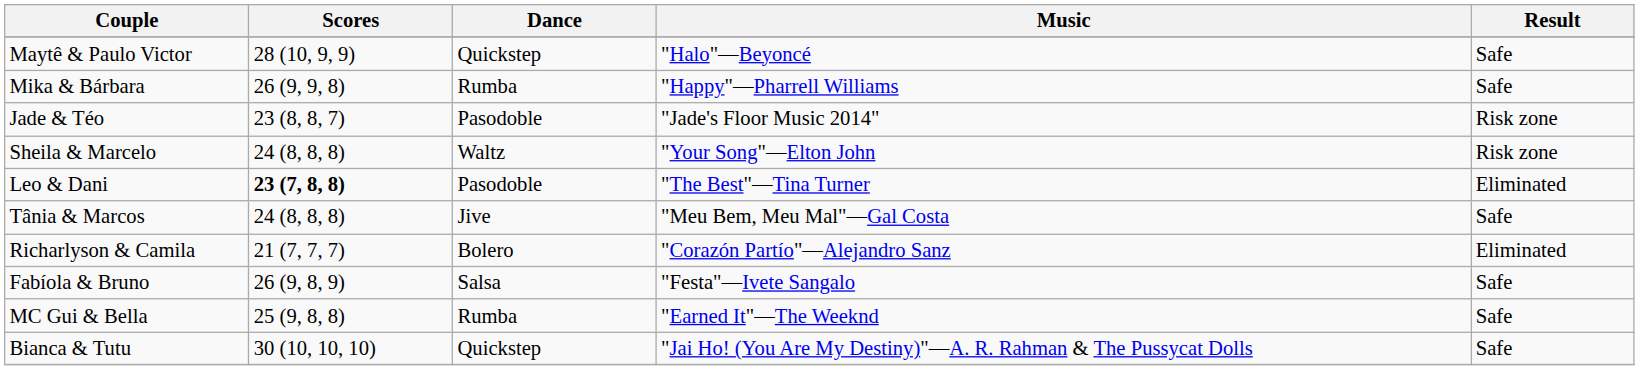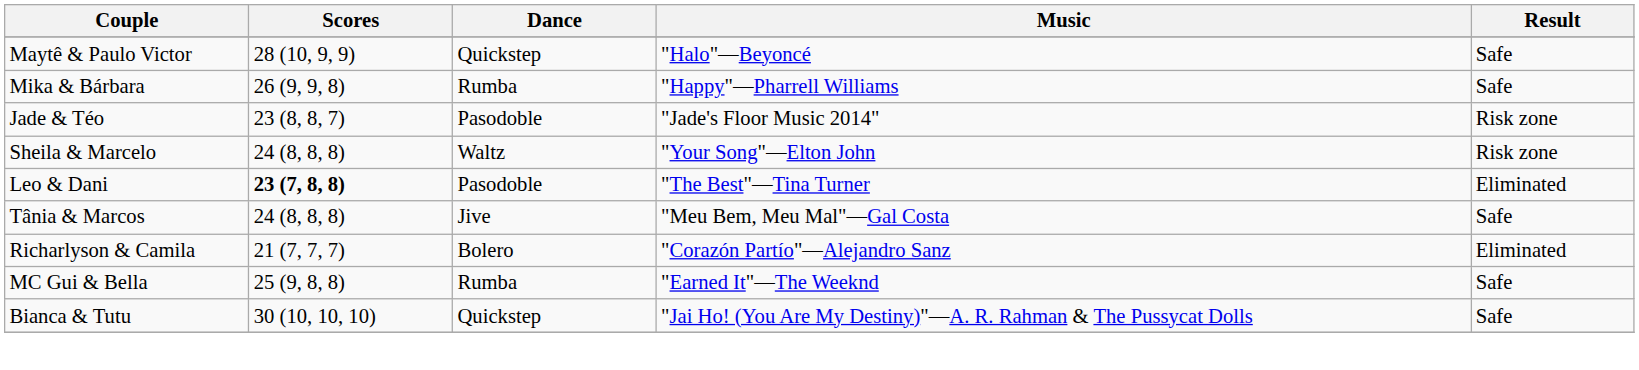- row: (79, 282)
